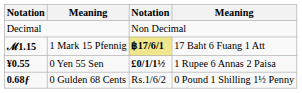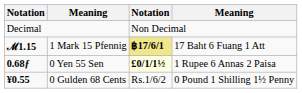(18, 63) ¥0.55 -> (18, 63) 0.68ƒ
(148, 63) no background -> (148, 63) lightyellow background
(18, 80) 0.68ƒ -> (18, 80) ¥0.55
